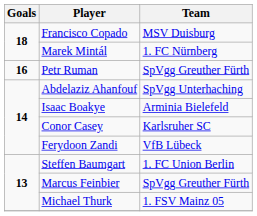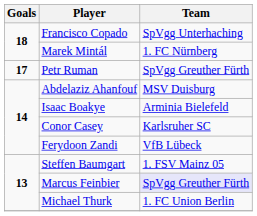(179, 32) MSV Duisburg -> (193, 32) SpVgg Unterhaching
(22, 70) 16 -> (22, 70) 17
(193, 88) SpVgg Unterhaching -> (179, 88) MSV Duisburg
(188, 164) 1. FC Union Berlin -> (183, 164) 1. FSV Mainz 05
(196, 182) no background -> (196, 182) lavender background
(183, 201) 1. FSV Mainz 05 -> (188, 201) 1. FC Union Berlin
